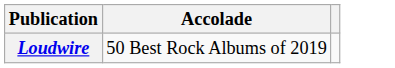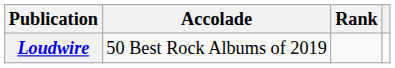+ column: (356, 18)
